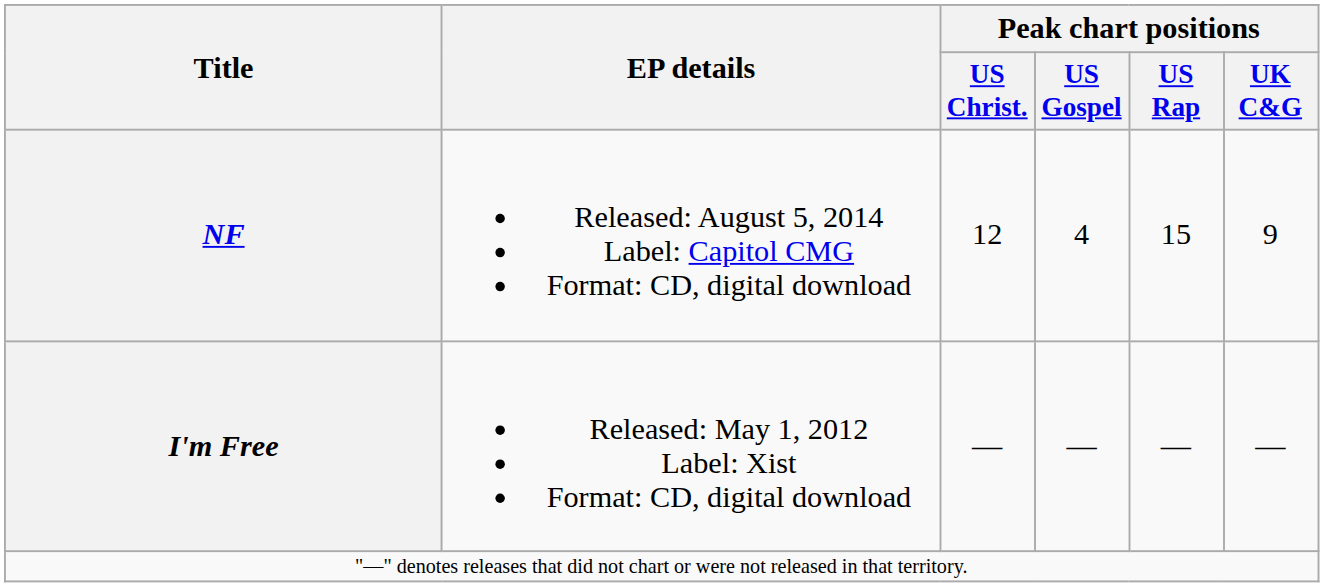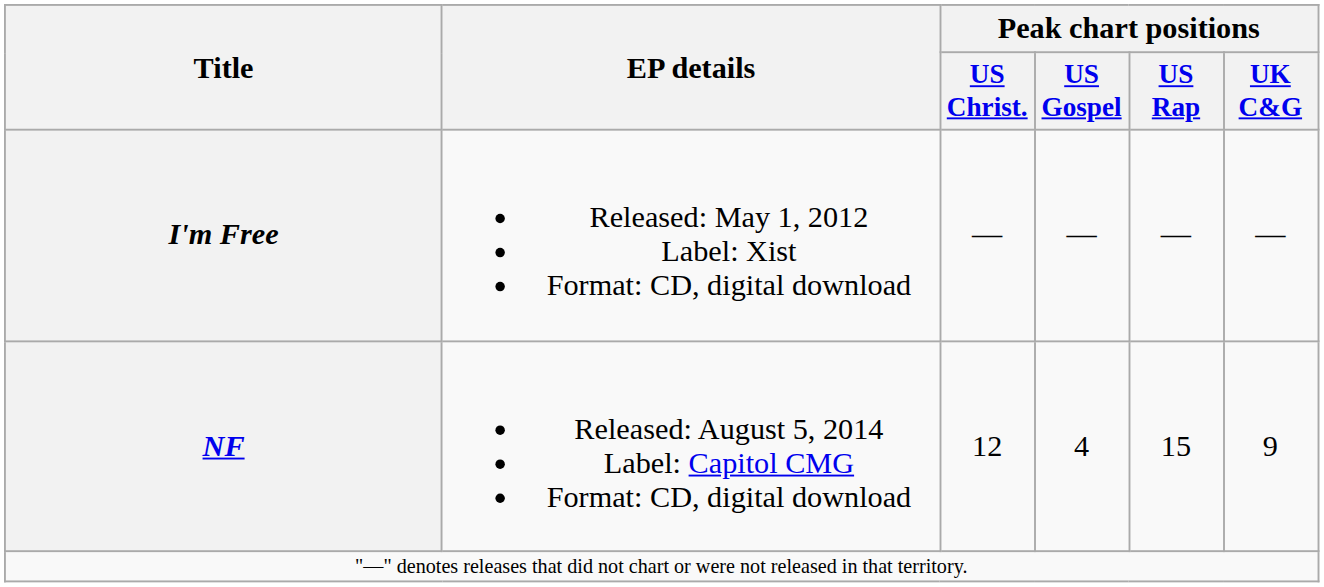rows swapped: (224, 445) <-> (224, 234)
